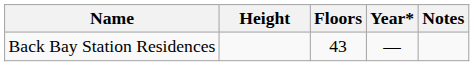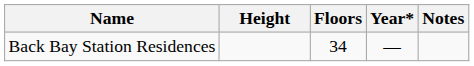(338, 46) 43 -> (338, 46) 34
